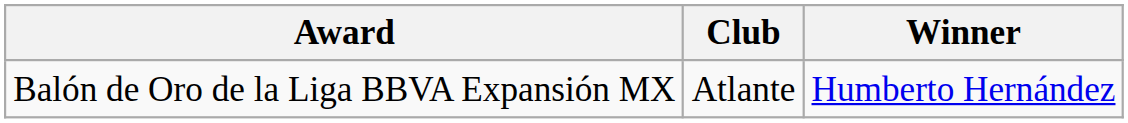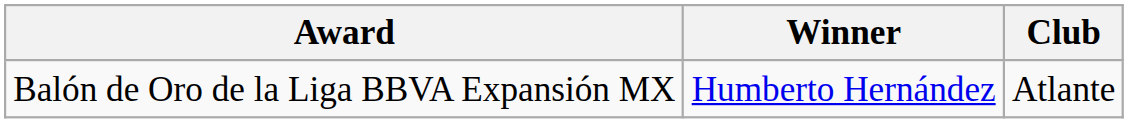columns swapped: (963, 32) <-> (743, 32)
